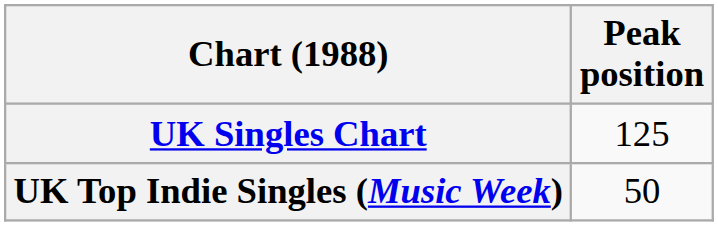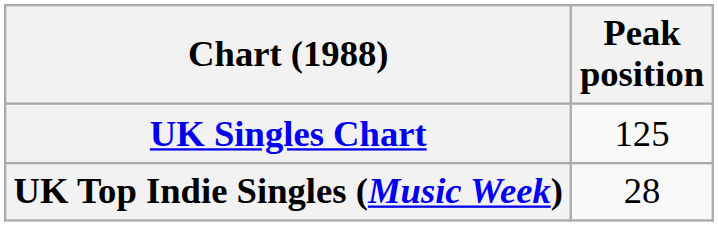(642, 190) 50 -> (642, 190) 28
